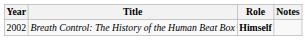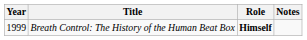(16, 27) 2002 -> (16, 27) 1999
